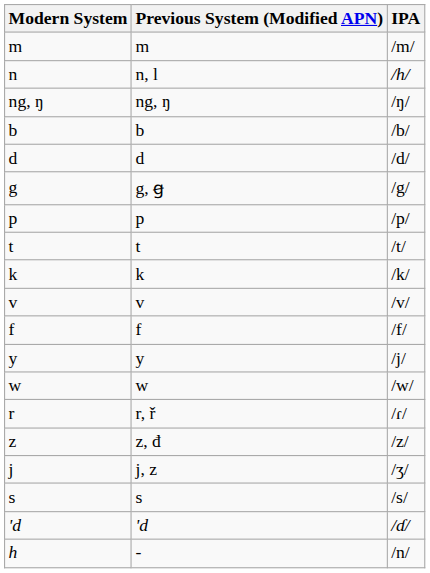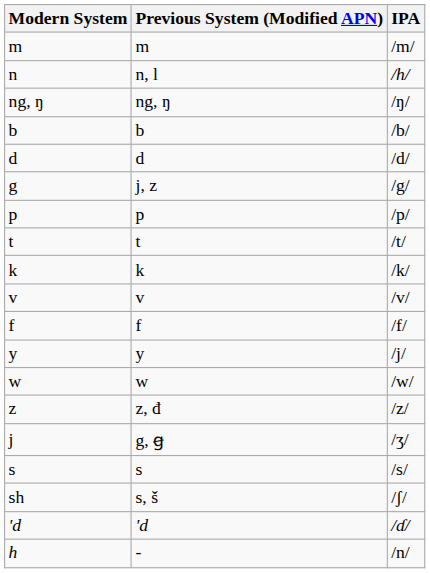(150, 189) g, ꞡ -> (146, 185) j, z
- row: (12, 413)
(146, 469) j, z -> (150, 440) g, ꞡ
+ row: (16, 497)
